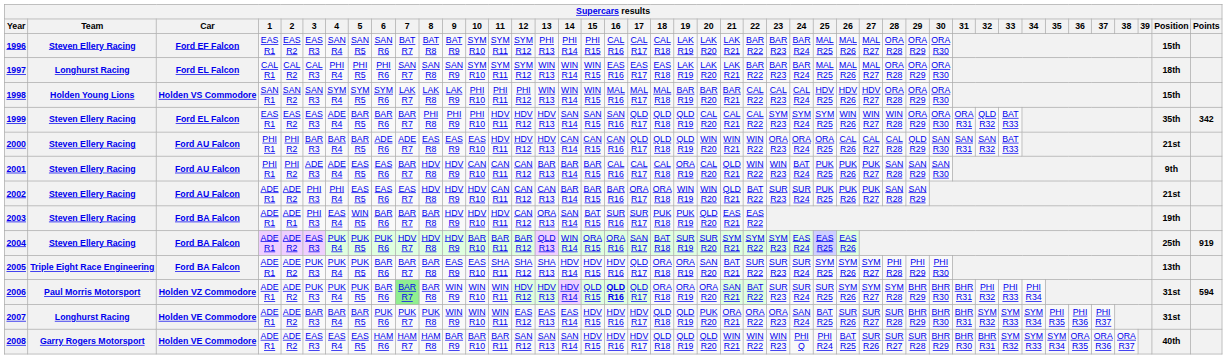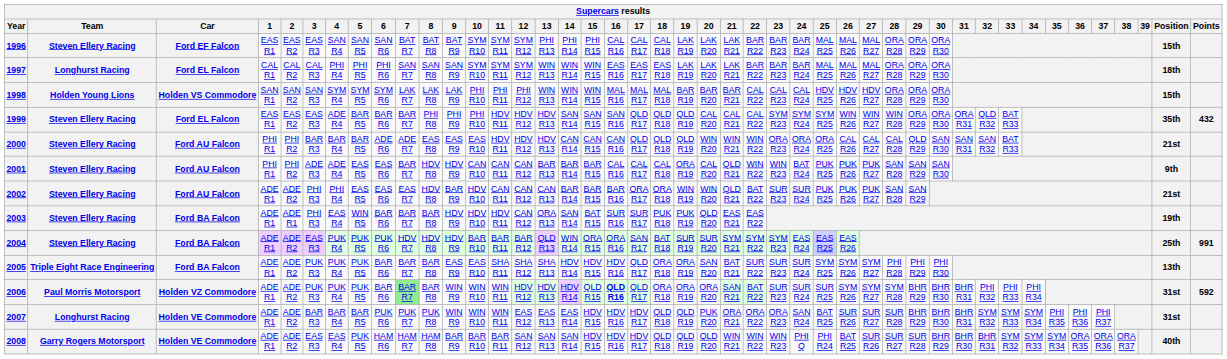(1206, 120) 342 -> (1206, 120) 432
(454, 194) HDV R9 -> (454, 194) BAR R9
(1206, 243) 919 -> (1206, 243) 991
(1206, 292) 594 -> (1206, 292) 592
(360, 341) EAS R5 -> (360, 341) PUK R5
